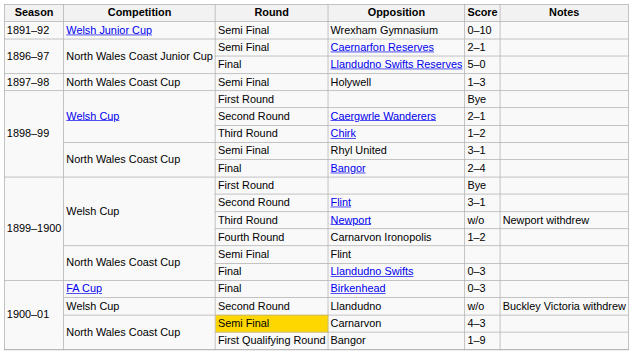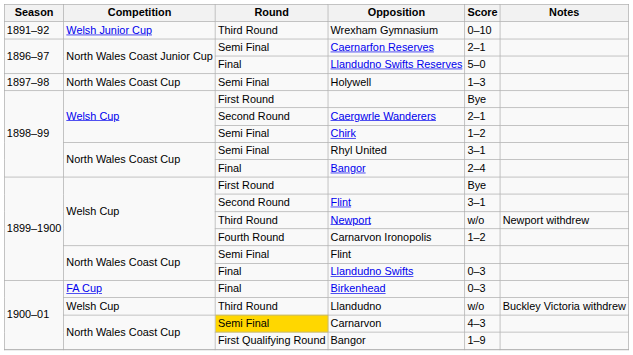(244, 30) Semi Final -> (248, 30) Third Round
(248, 133) Third Round -> (244, 133) Semi Final
(254, 306) Second Round -> (248, 306) Third Round
